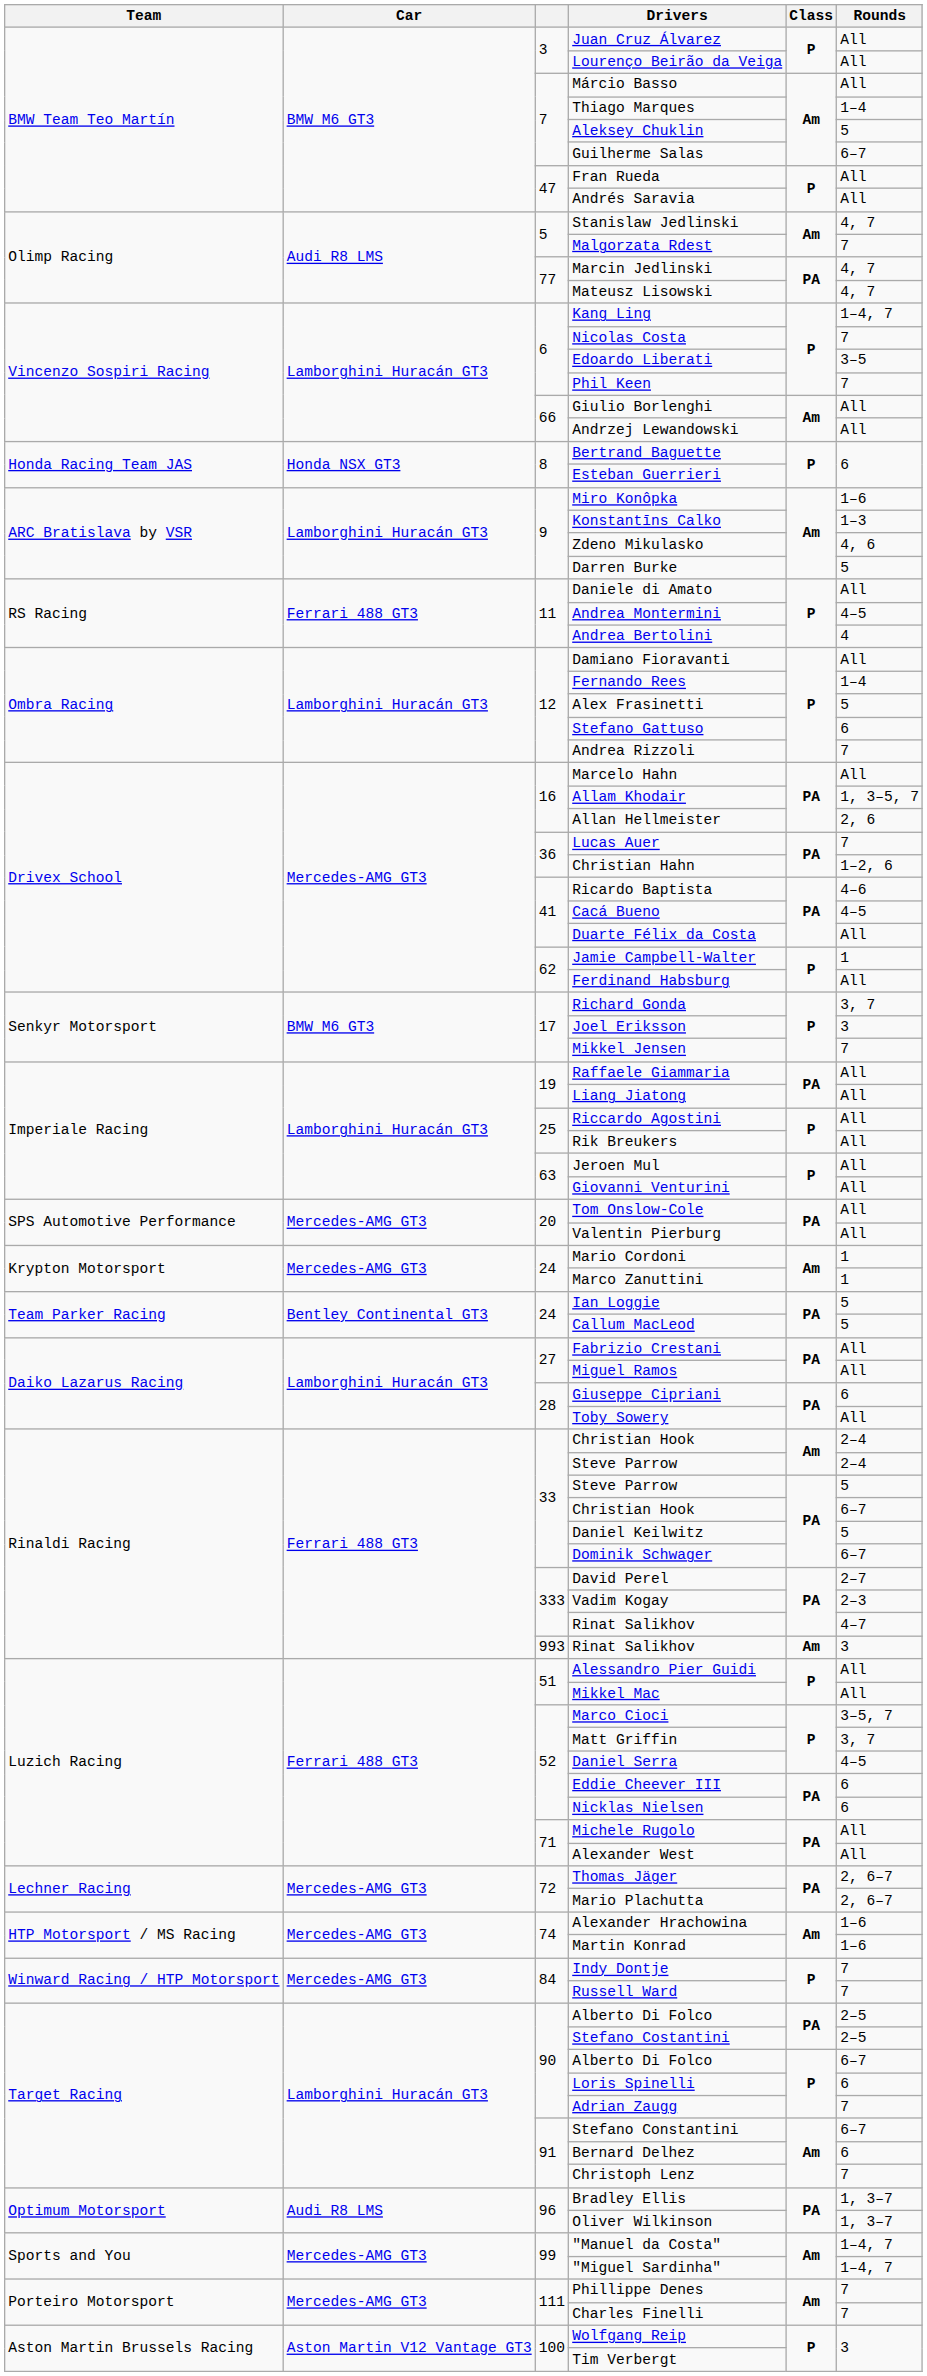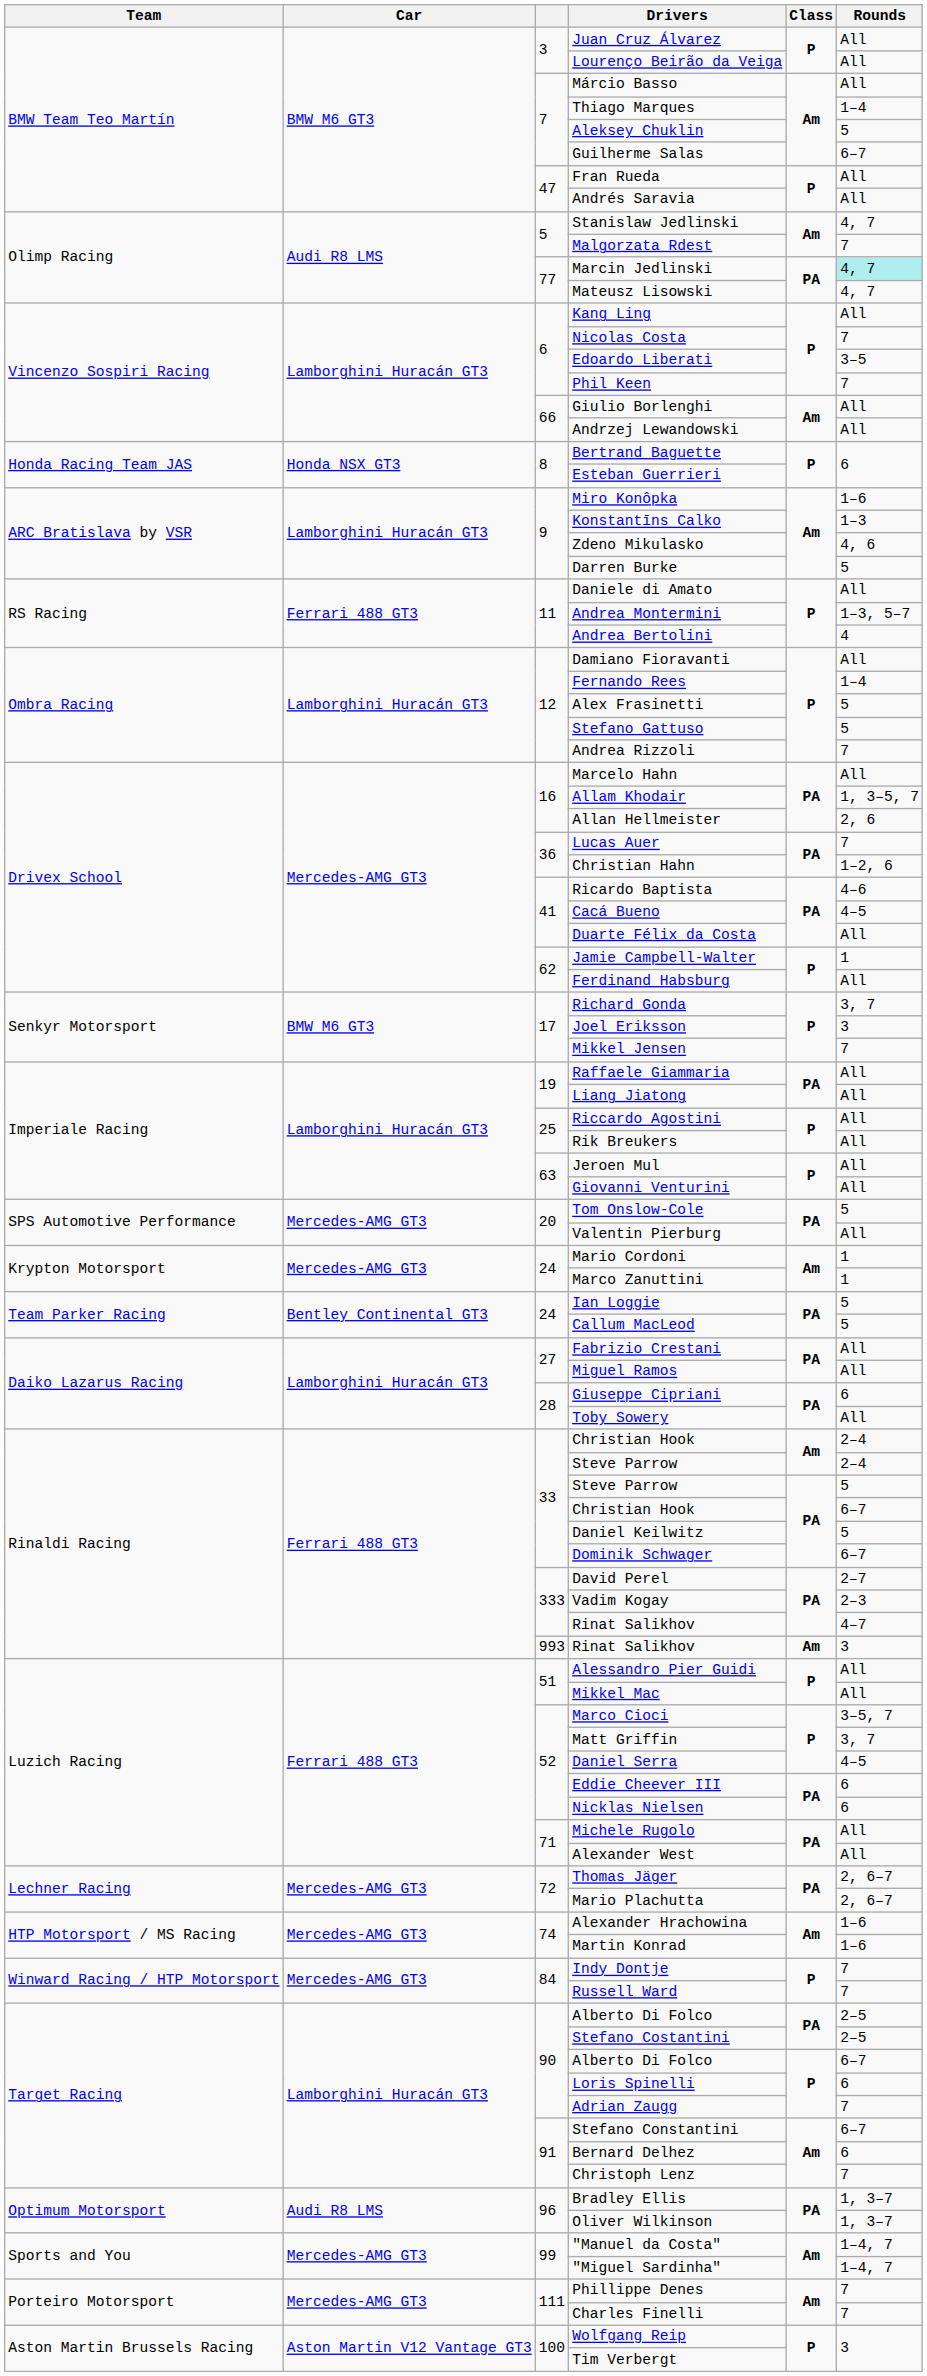(858, 269) no background -> (858, 269) paleturquoise background
(867, 315) 1–4, 7 -> (853, 315) All
(853, 614) 4–5 -> (875, 614) 1–3, 5–7
(845, 728) 6 -> (845, 728) 5
(853, 1211) All -> (845, 1211) 5
